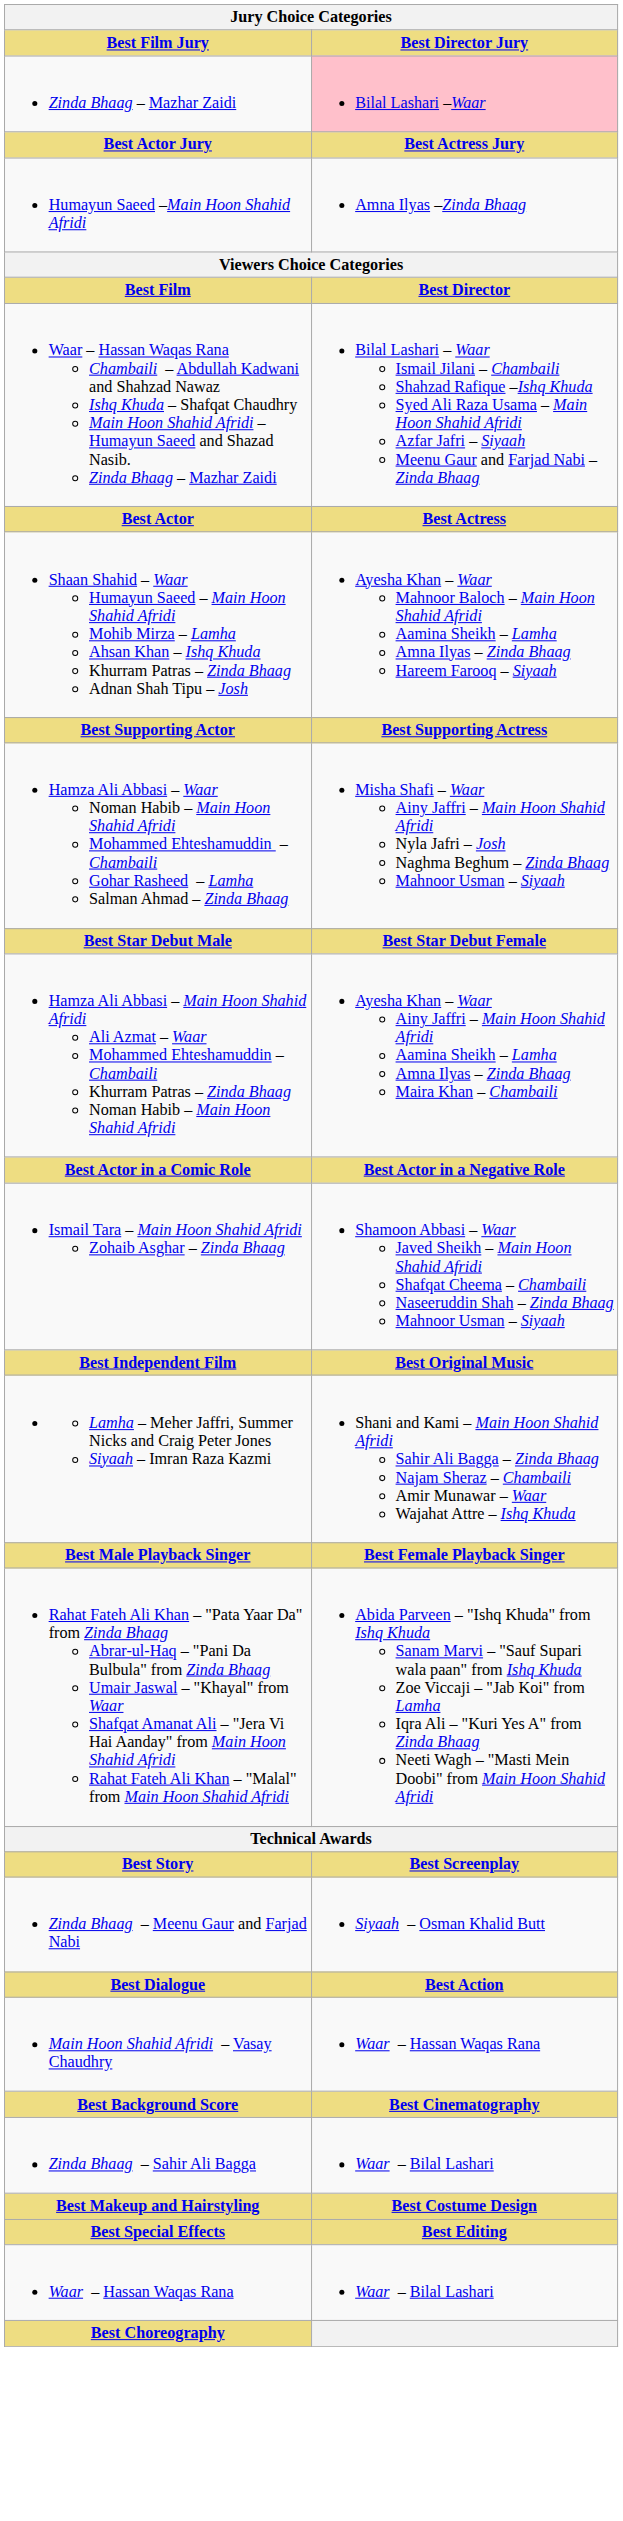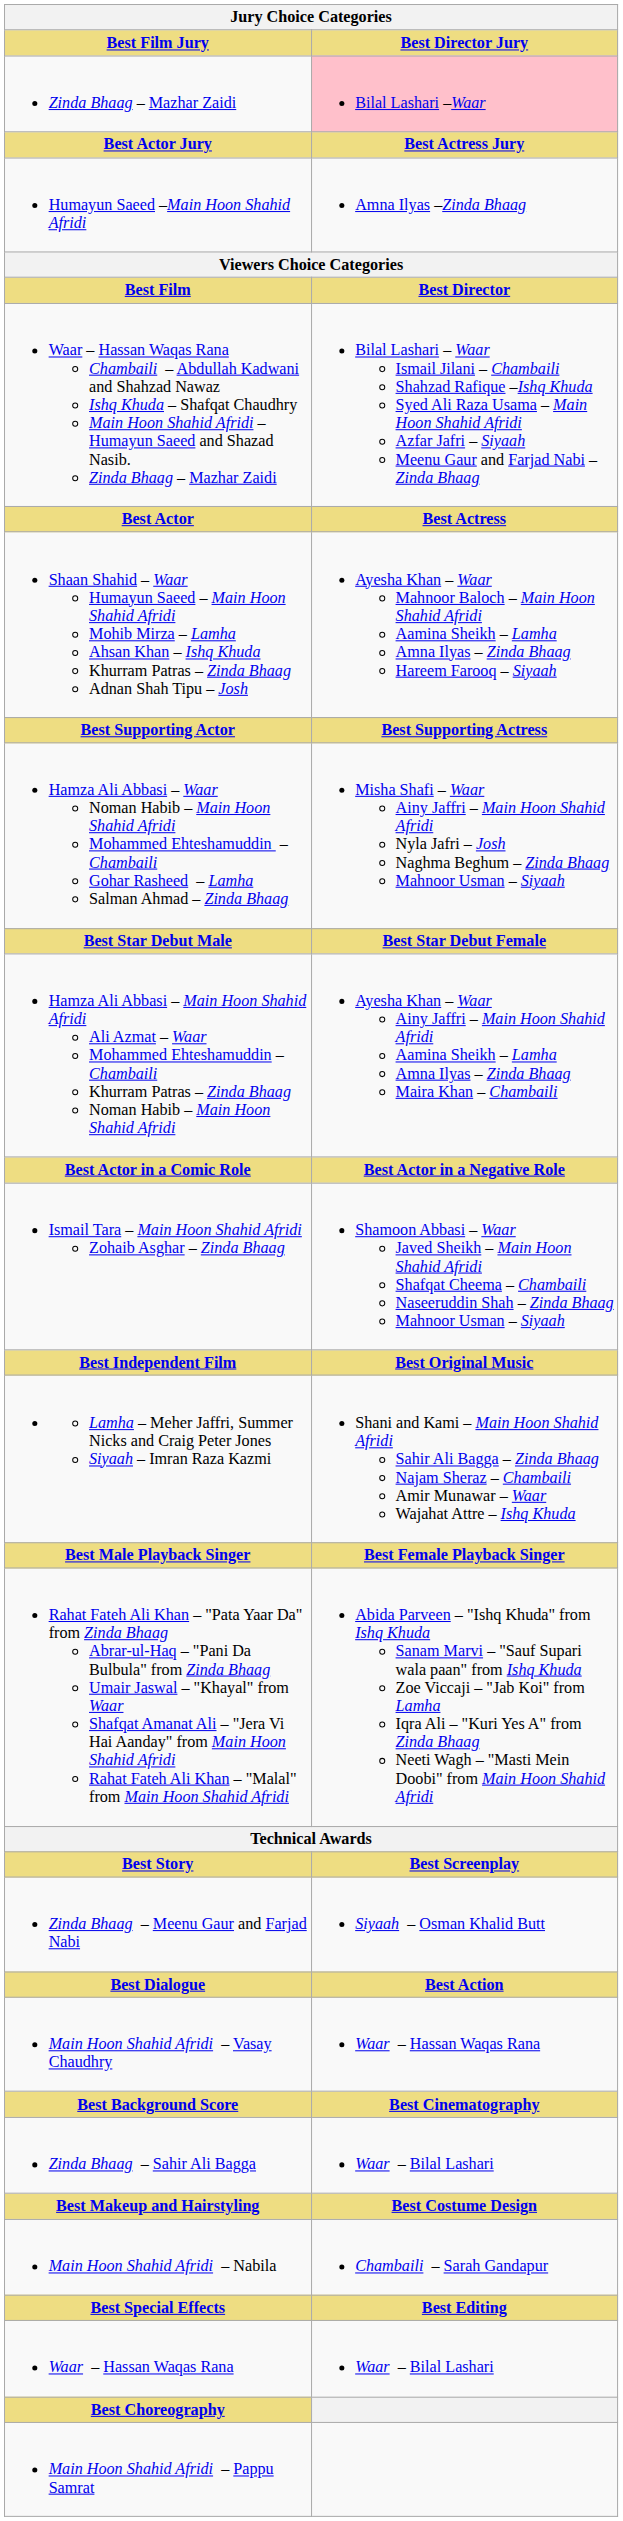+ row: (158, 2266)
+ row: (158, 2479)
